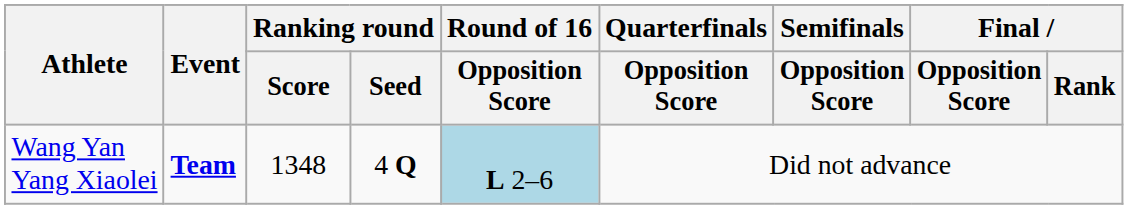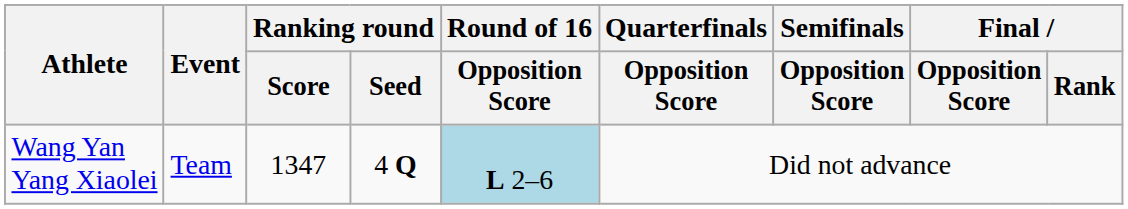(203, 164) bold -> (201, 164) normal
(298, 164) 1348 -> (298, 164) 1347
